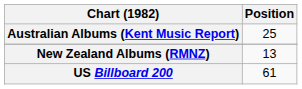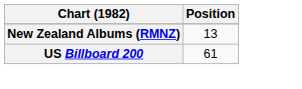- row: (123, 34)
